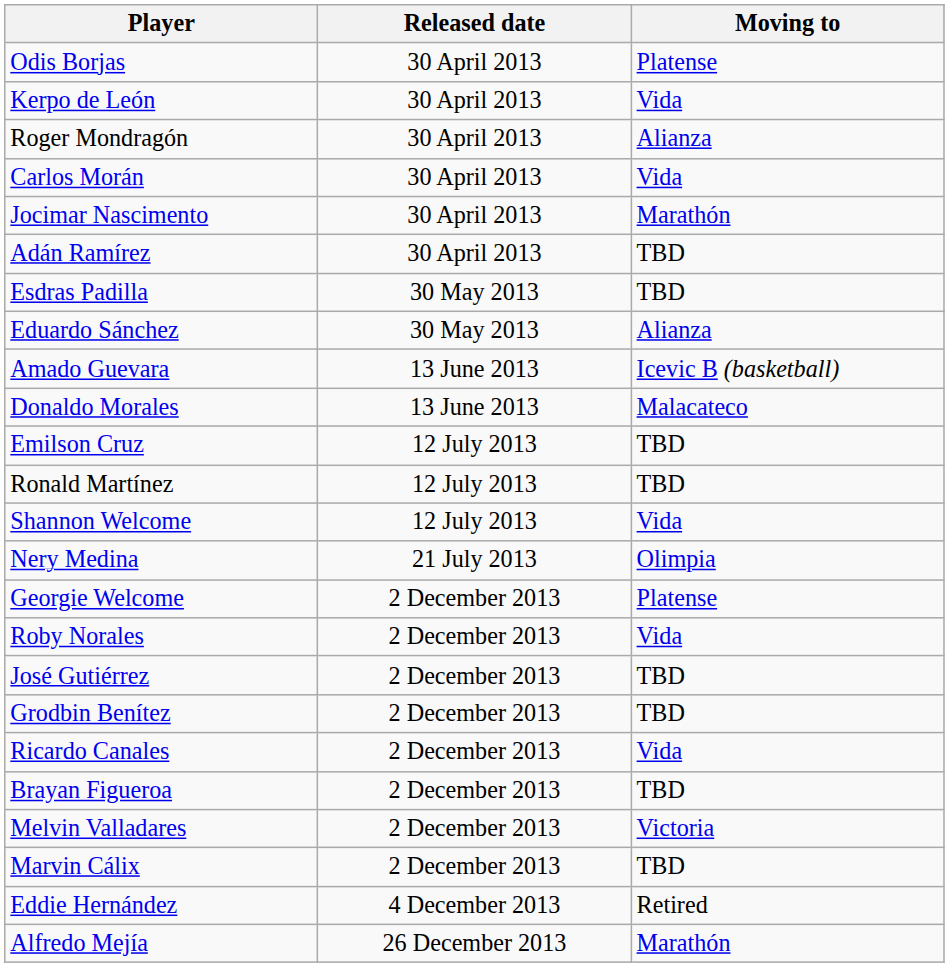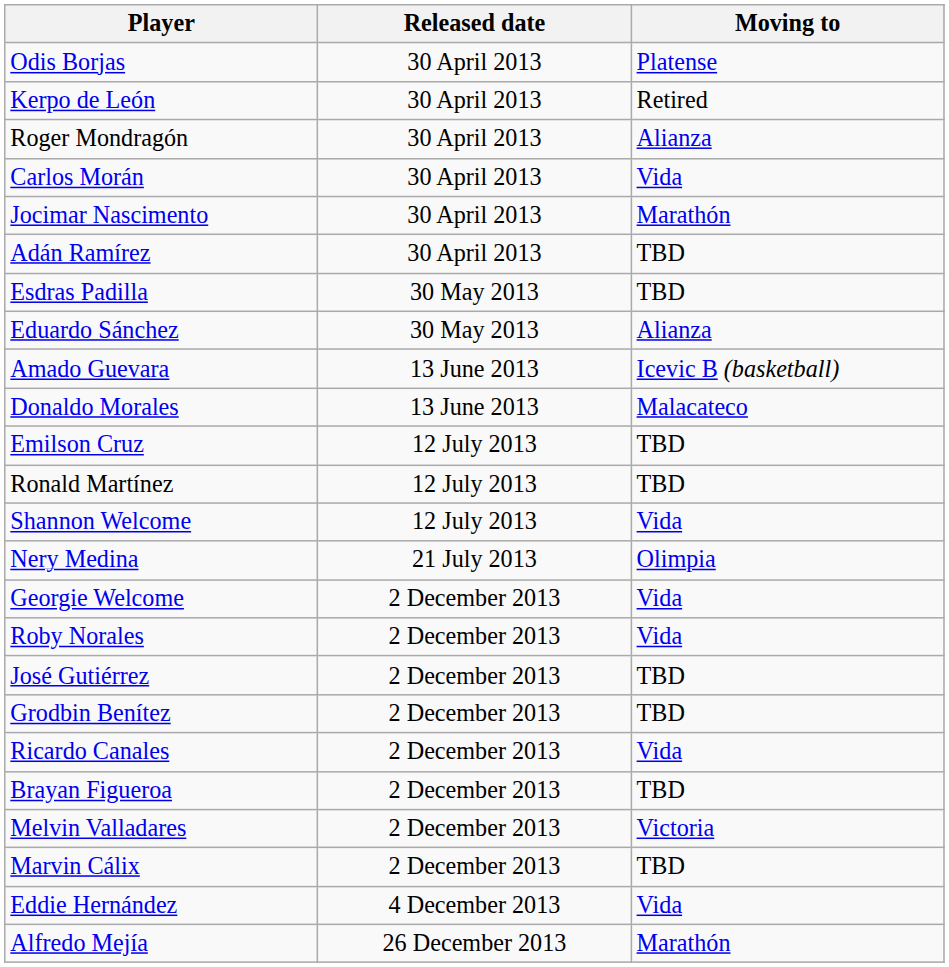(659, 100) Vida -> (672, 100) Retired
(677, 598) Platense -> (659, 598) Vida
(672, 904) Retired -> (659, 904) Vida
